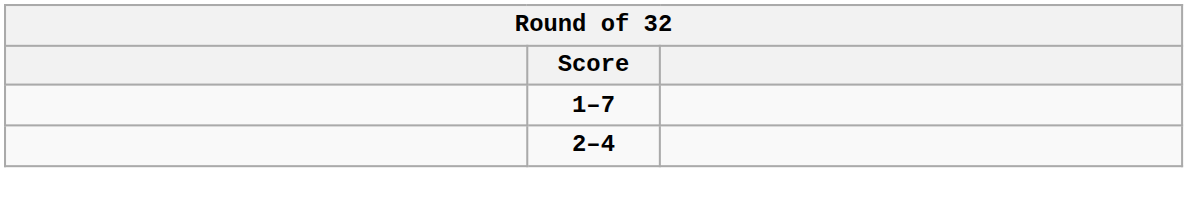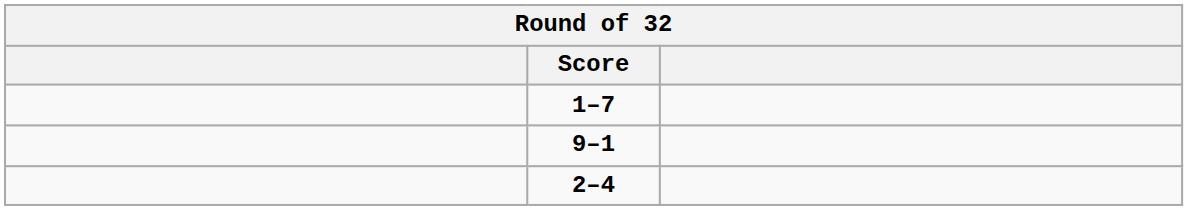+ row: (594, 145)
